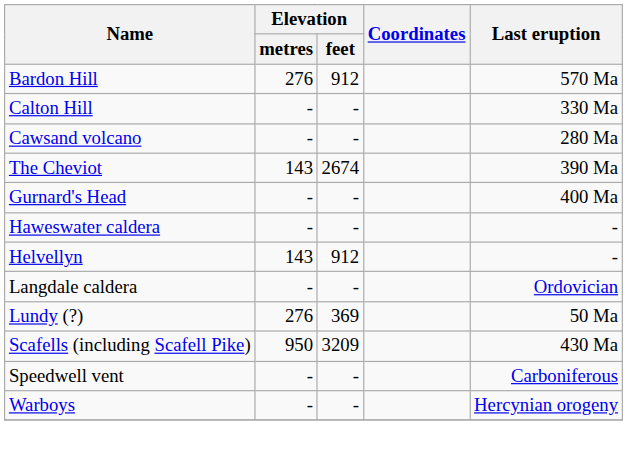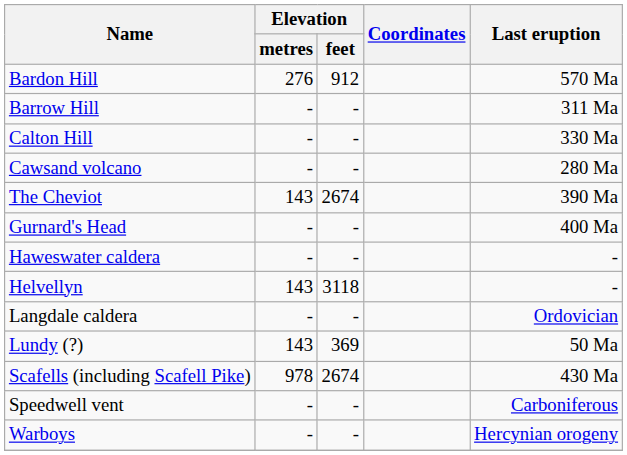+ row: (54, 108)
(345, 256) 912 -> (341, 286) 3118
(299, 316) 276 -> (299, 345) 143
(299, 345) 950 -> (299, 375) 978
(340, 345) 3209 -> (340, 375) 2674
